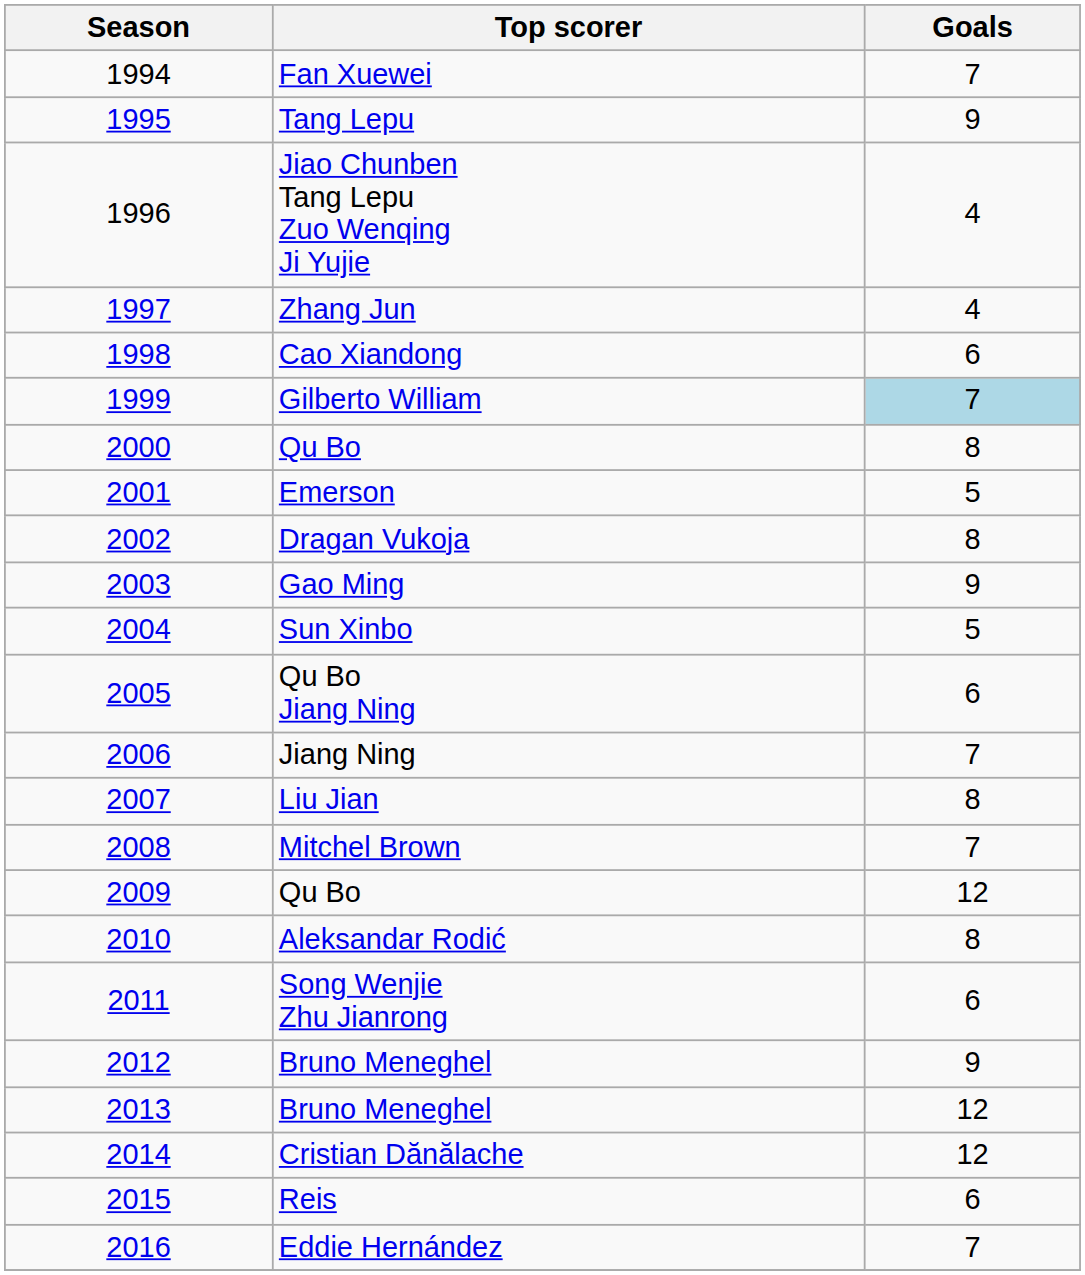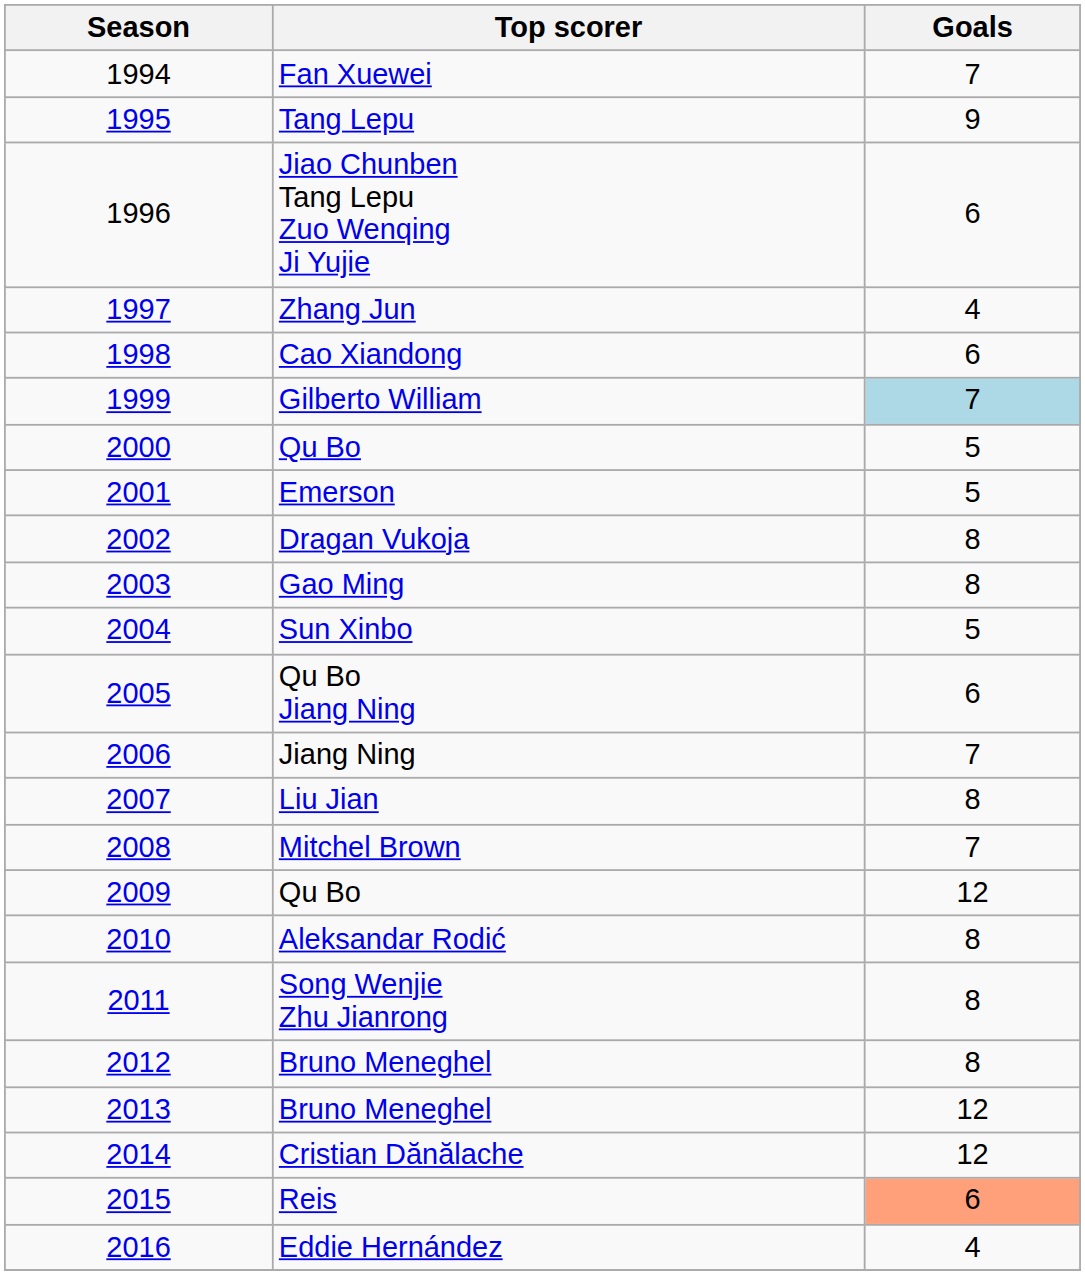(973, 214) 4 -> (973, 214) 6
(973, 446) 8 -> (973, 446) 5
(973, 584) 9 -> (973, 584) 8
(973, 1000) 6 -> (973, 1000) 8
(973, 1063) 9 -> (973, 1063) 8
(973, 1200) no background -> (973, 1200) lightsalmon background
(973, 1246) 7 -> (973, 1246) 4
